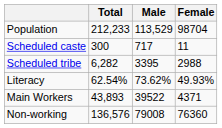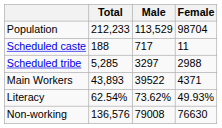(100, 47) 300 -> (100, 47) 188
(104, 64) 6,282 -> (104, 64) 5,285
(147, 64) 3395 -> (147, 64) 3297
rows swapped: (26, 81) <-> (40, 98)
(193, 115) 76360 -> (193, 115) 76630
